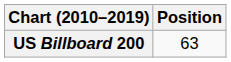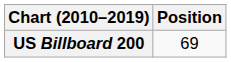(189, 43) 63 -> (189, 43) 69
